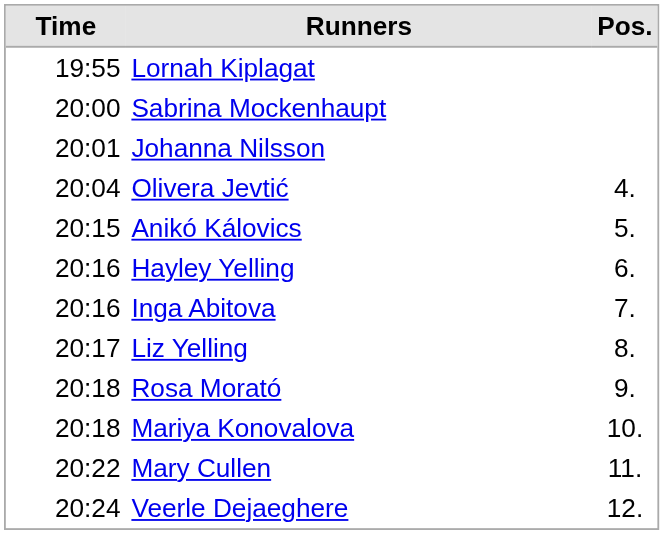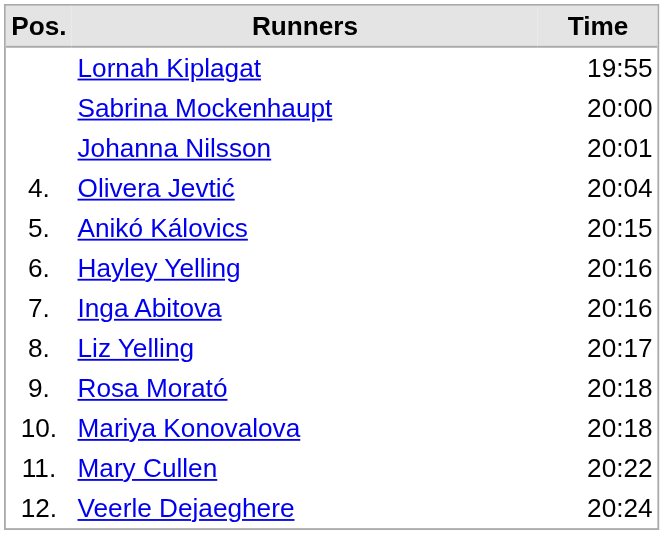columns swapped: (625, 26) <-> (66, 26)
